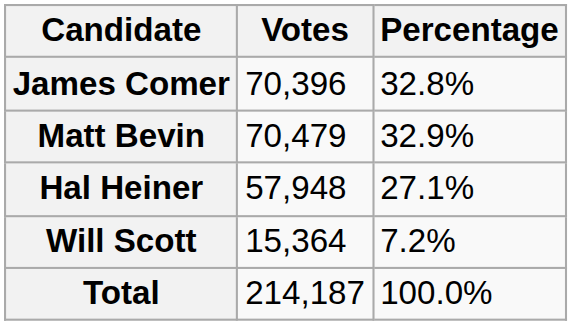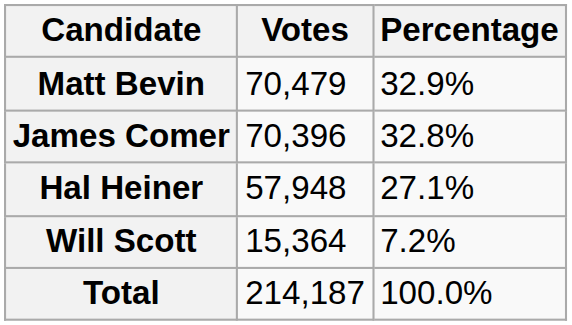rows swapped: (121, 135) <-> (121, 83)
